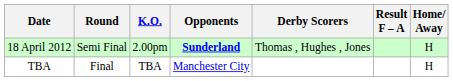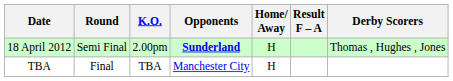columns swapped: (429, 21) <-> (313, 21)
